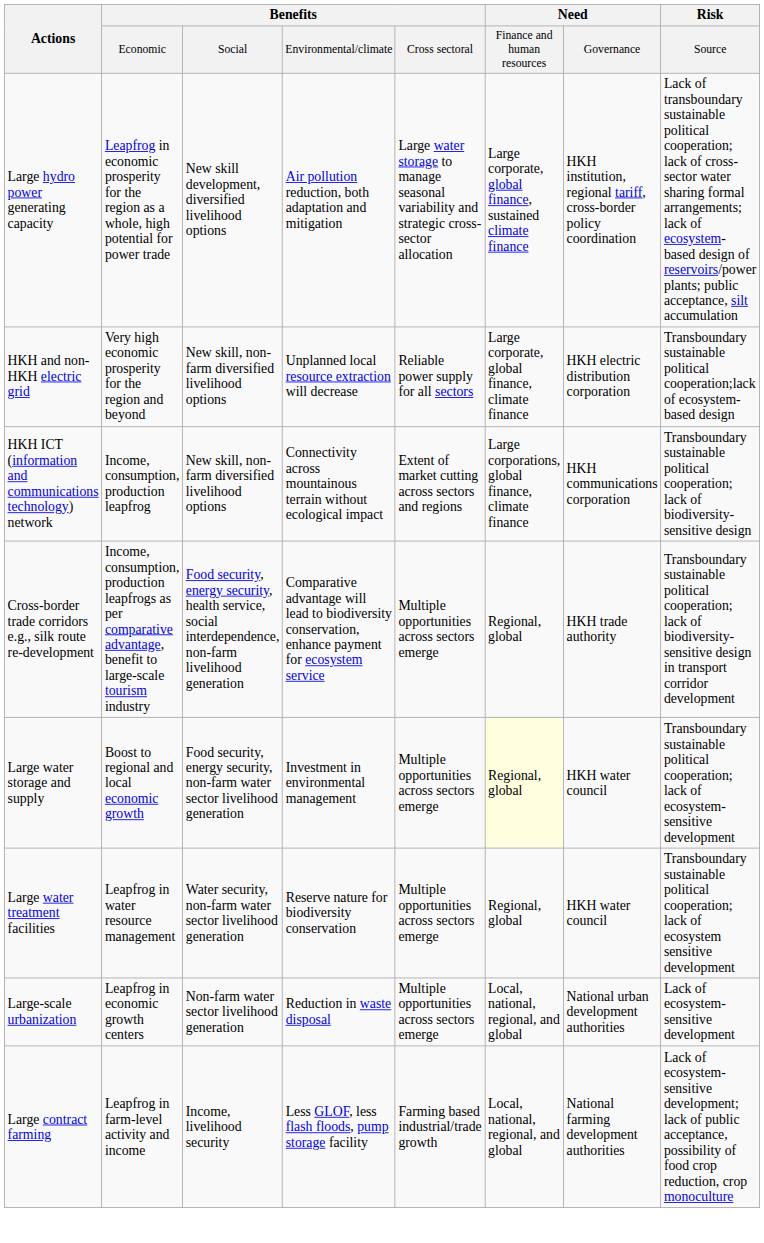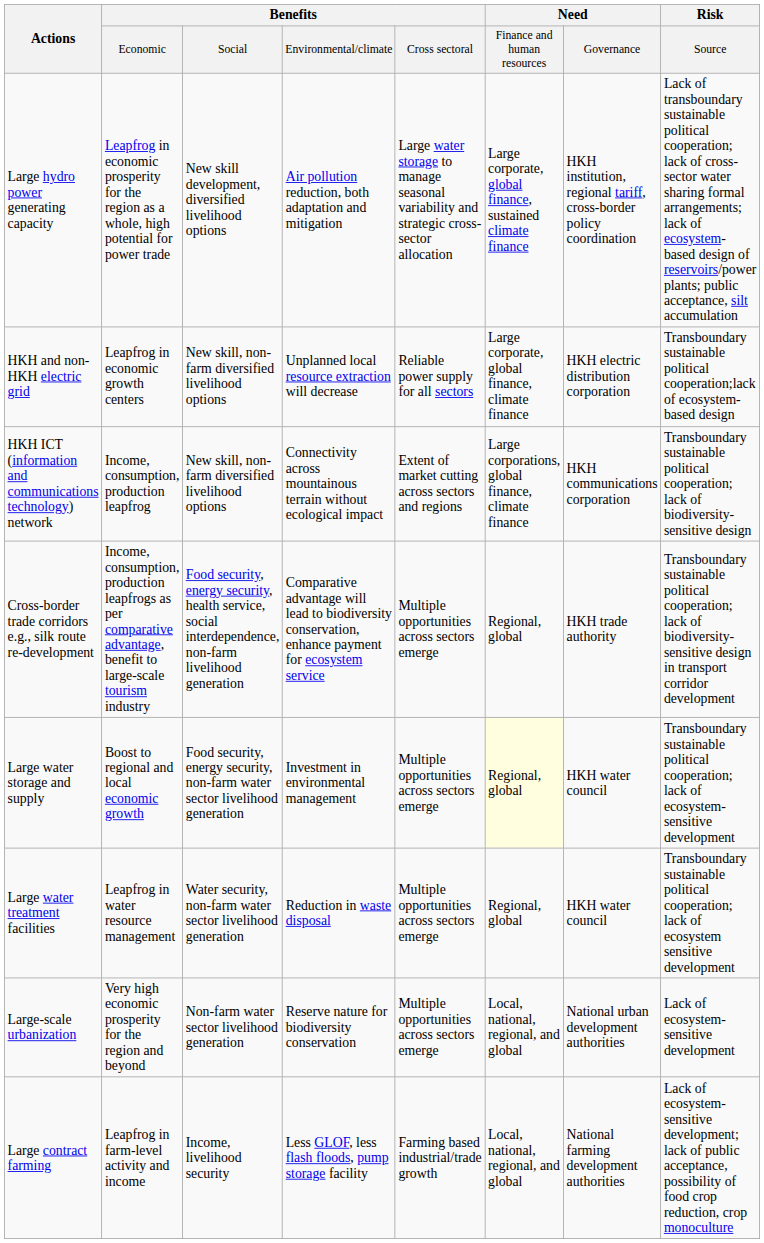(134, 376) Very high economic prosperity for the region and beyond -> (137, 376) Leapfrog in economic growth centers
(337, 912) Reserve nature for biodiversity conservation -> (338, 912) Reduction in waste disposal
(137, 1012) Leapfrog in economic growth centers -> (134, 1027) Very high economic prosperity for the region and beyond
(338, 1012) Reduction in waste disposal -> (337, 1027) Reserve nature for biodiversity conservation
